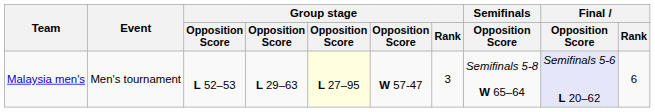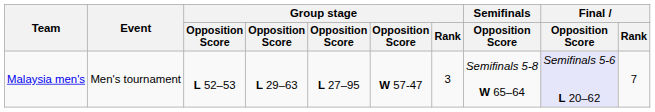(339, 86) lightyellow background -> (339, 86) no background
(634, 80) 6 -> (634, 80) 7
